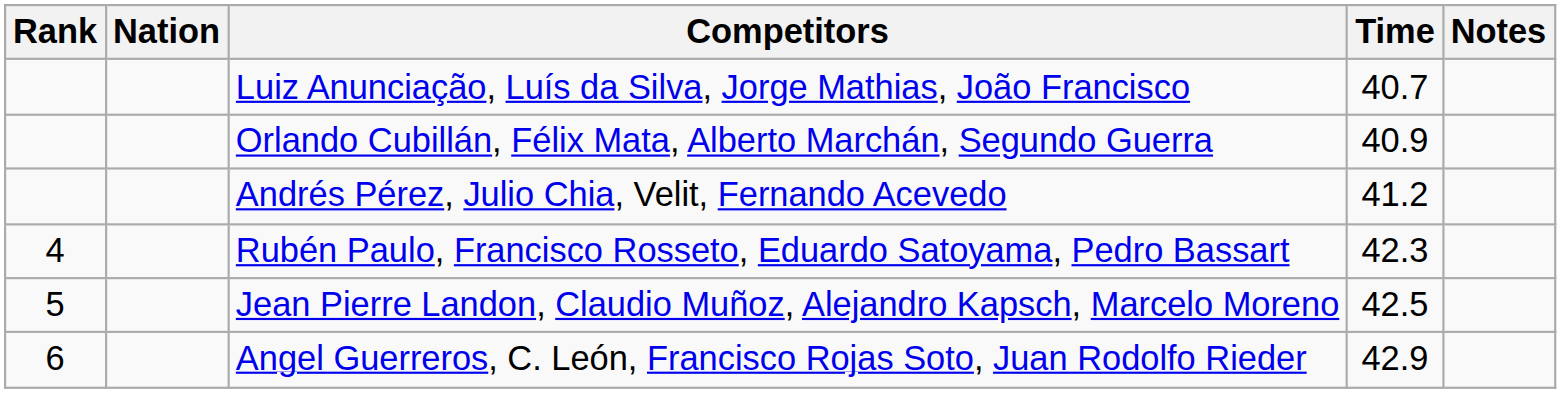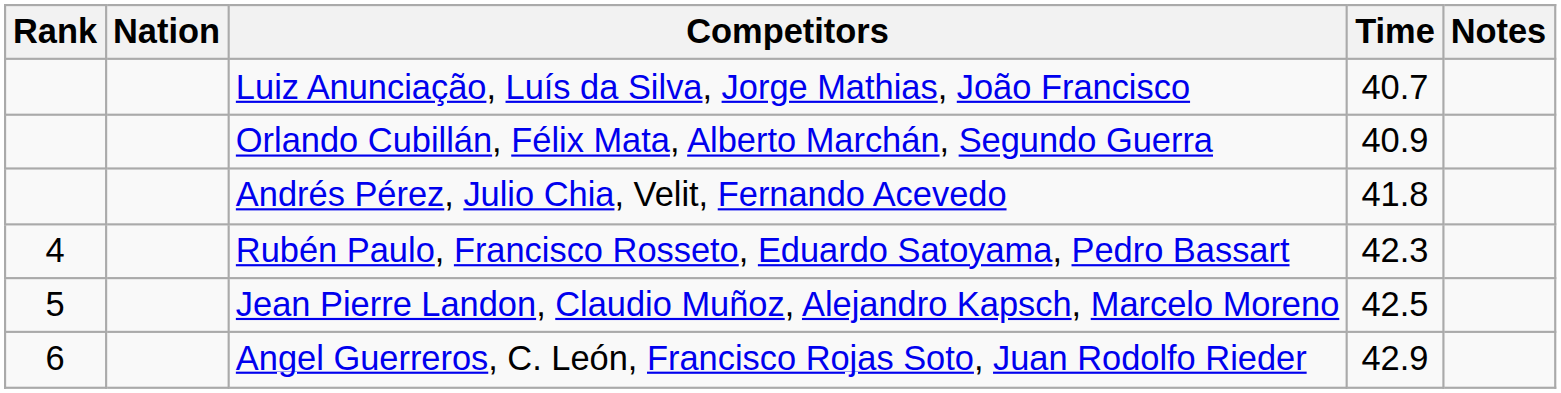(1395, 195) 41.2 -> (1395, 195) 41.8
